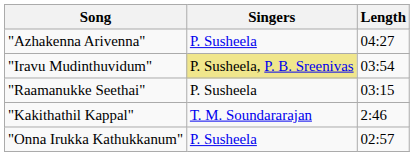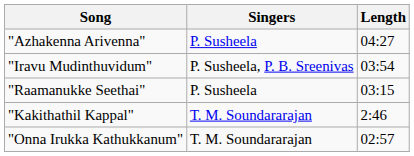(272, 66) khaki background -> (272, 66) no background
(223, 139) P. Susheela -> (251, 139) T. M. Soundararajan
